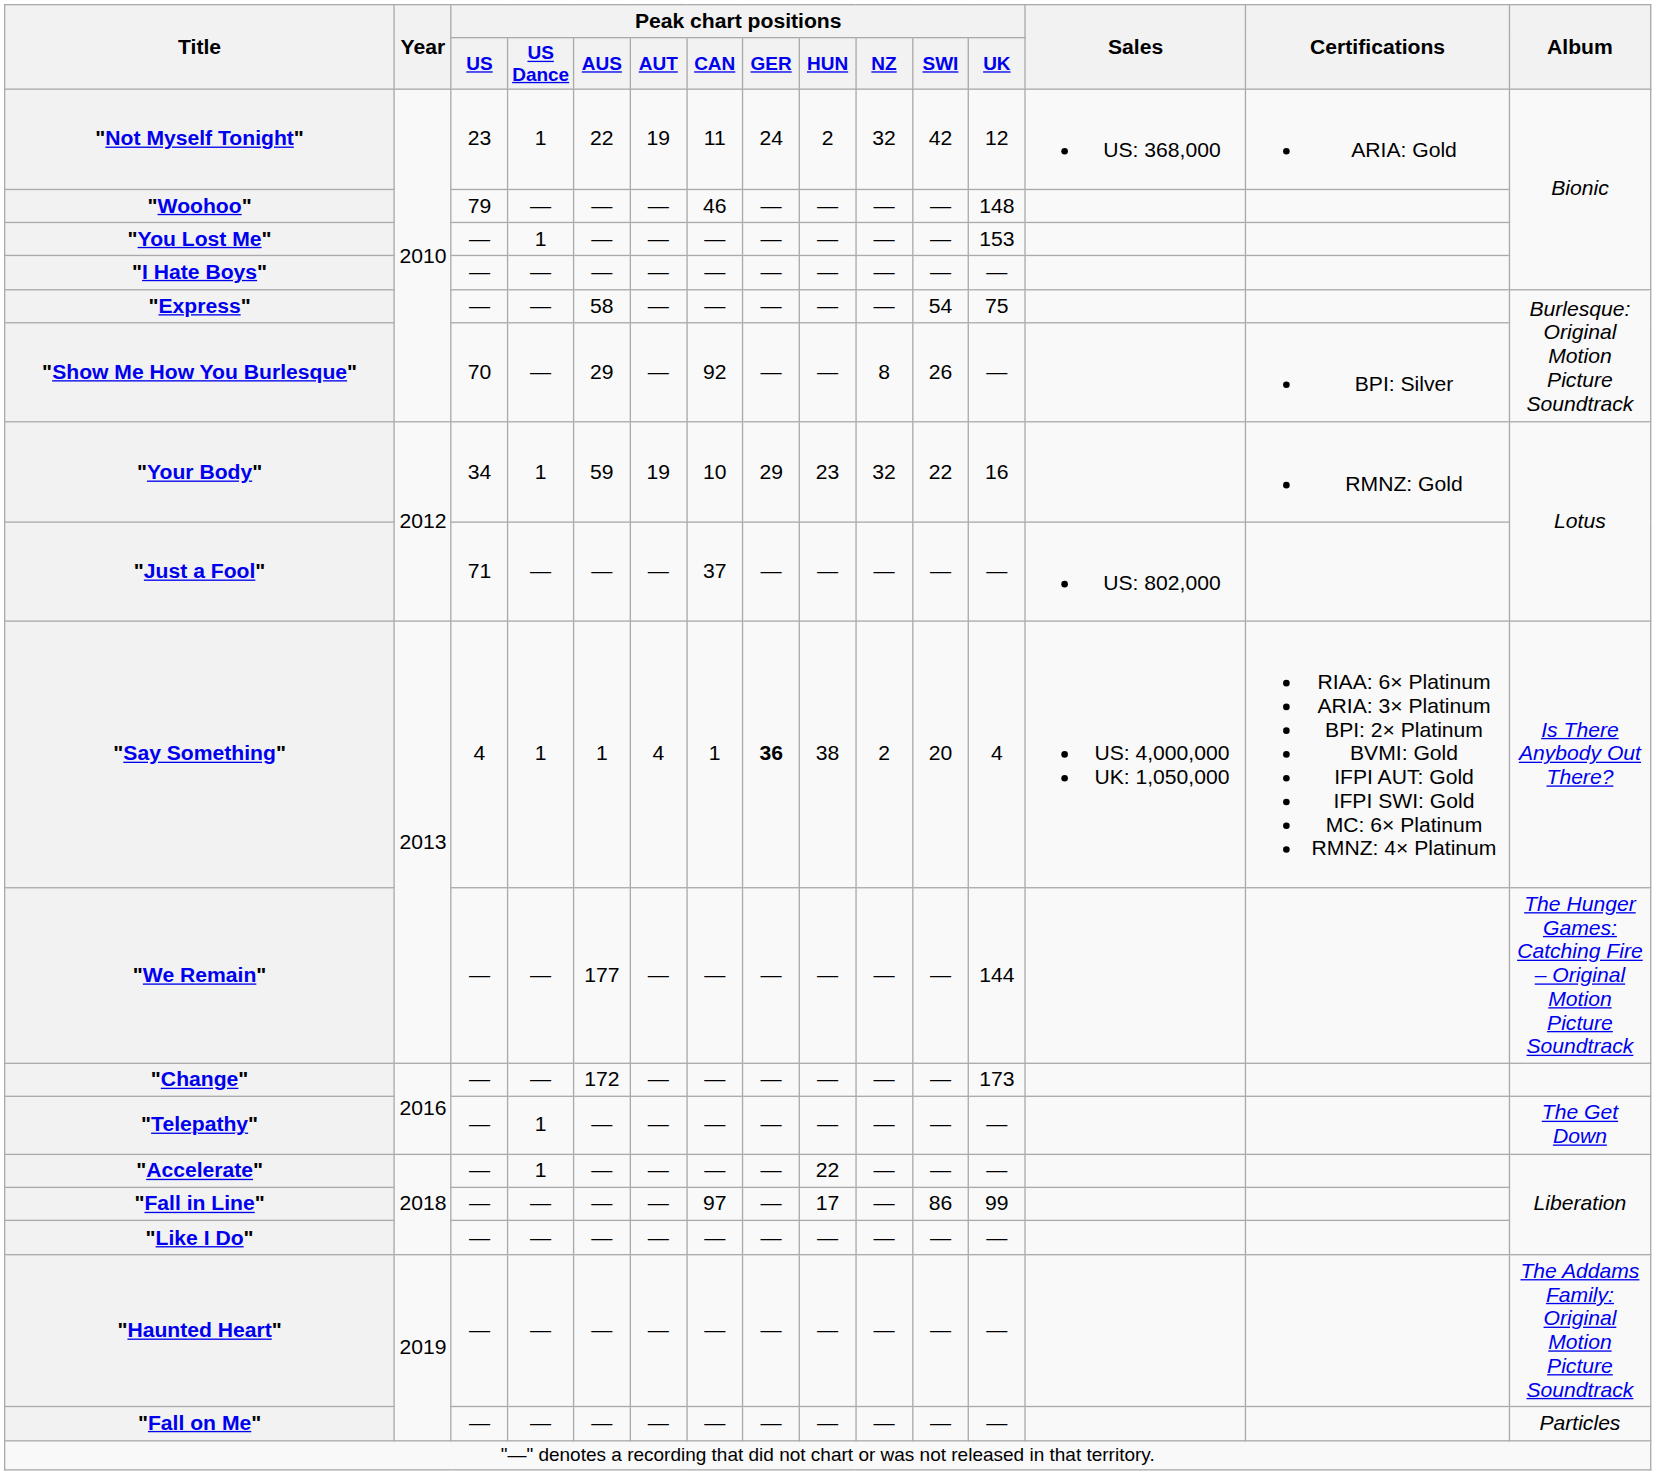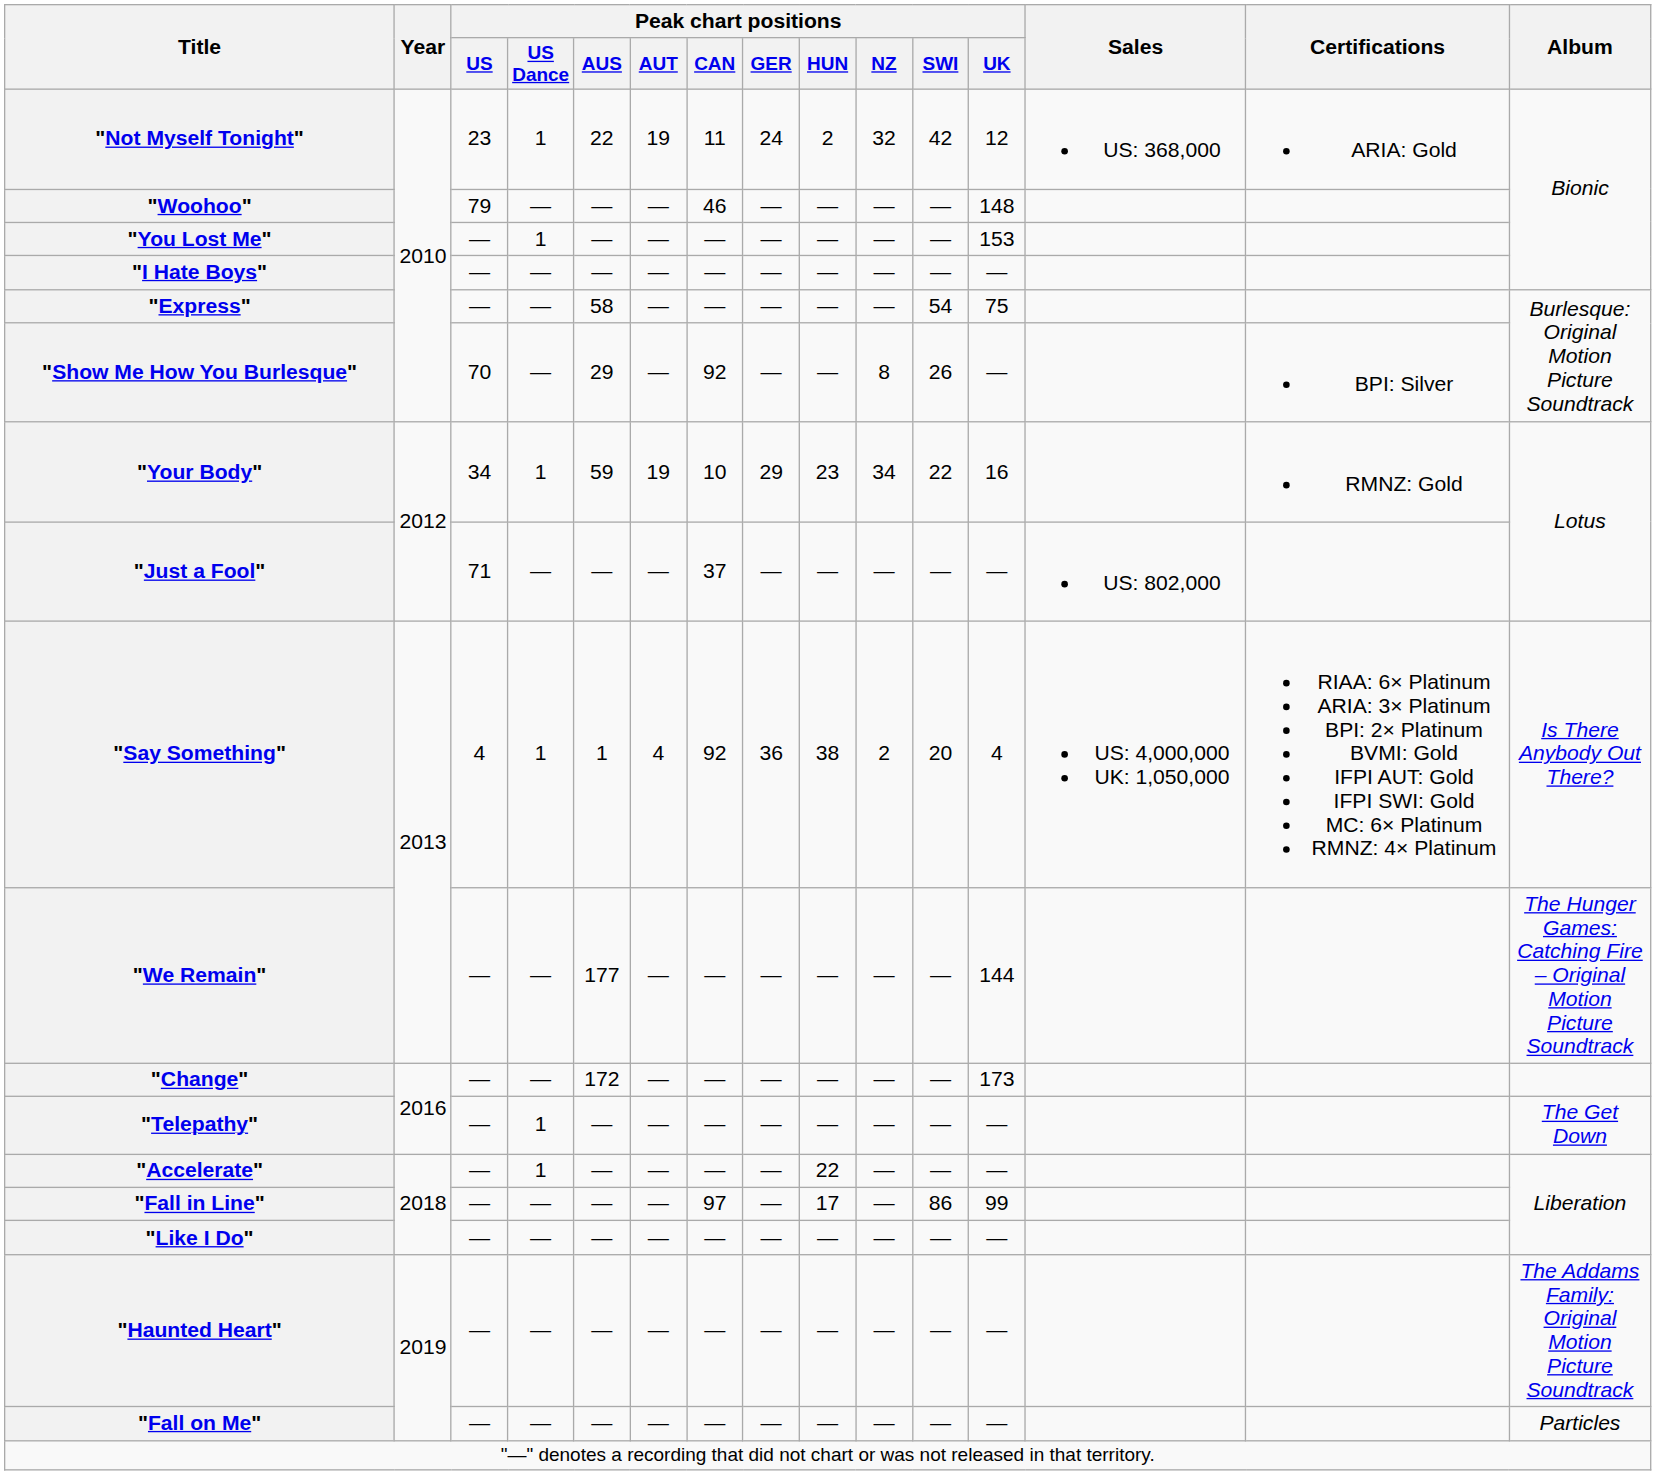(884, 471) 32 -> (884, 471) 34
(715, 754) 1 -> (715, 754) 92
(771, 754) bold -> (771, 754) normal
